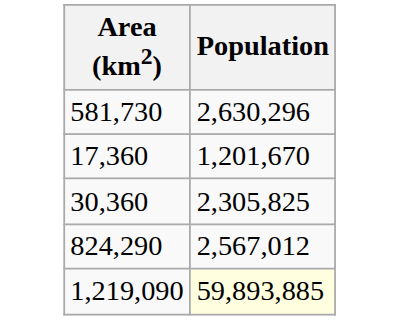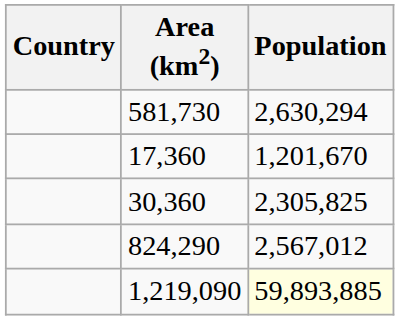+ column: (64, 46)
(253, 111) 2,630,296 -> (311, 111) 2,630,294
